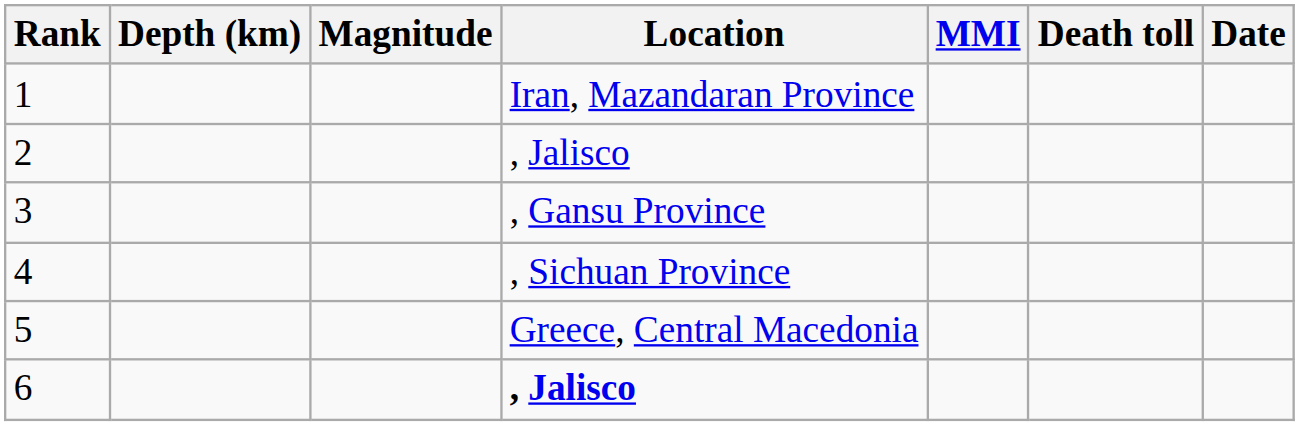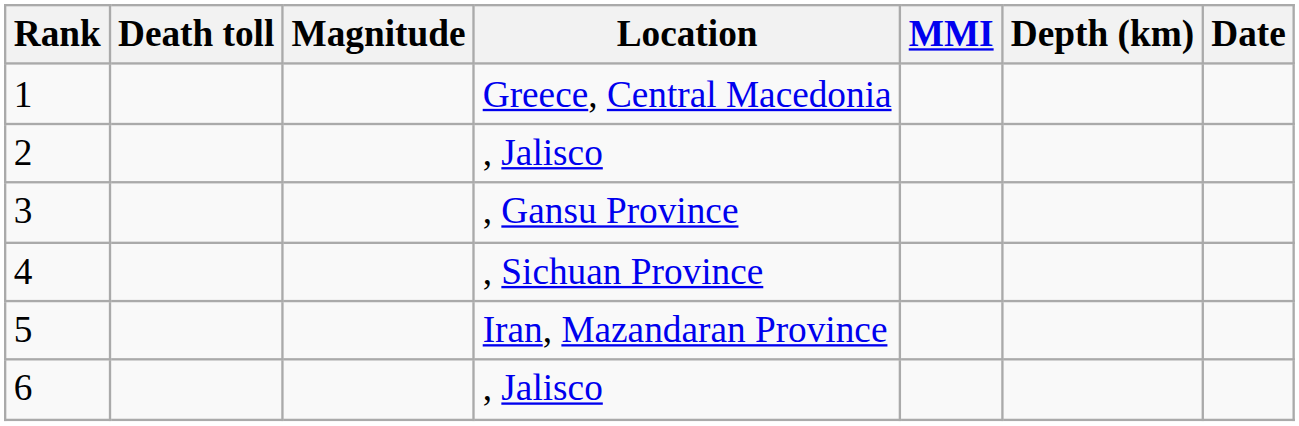columns swapped: (1116, 34) <-> (210, 34)
(712, 93) Iran, Mazandaran Province -> (687, 93) Greece, Central Macedonia
(714, 329) Greece, Central Macedonia -> (685, 329) Iran, Mazandaran Province
(573, 388) bold -> (543, 388) normal
